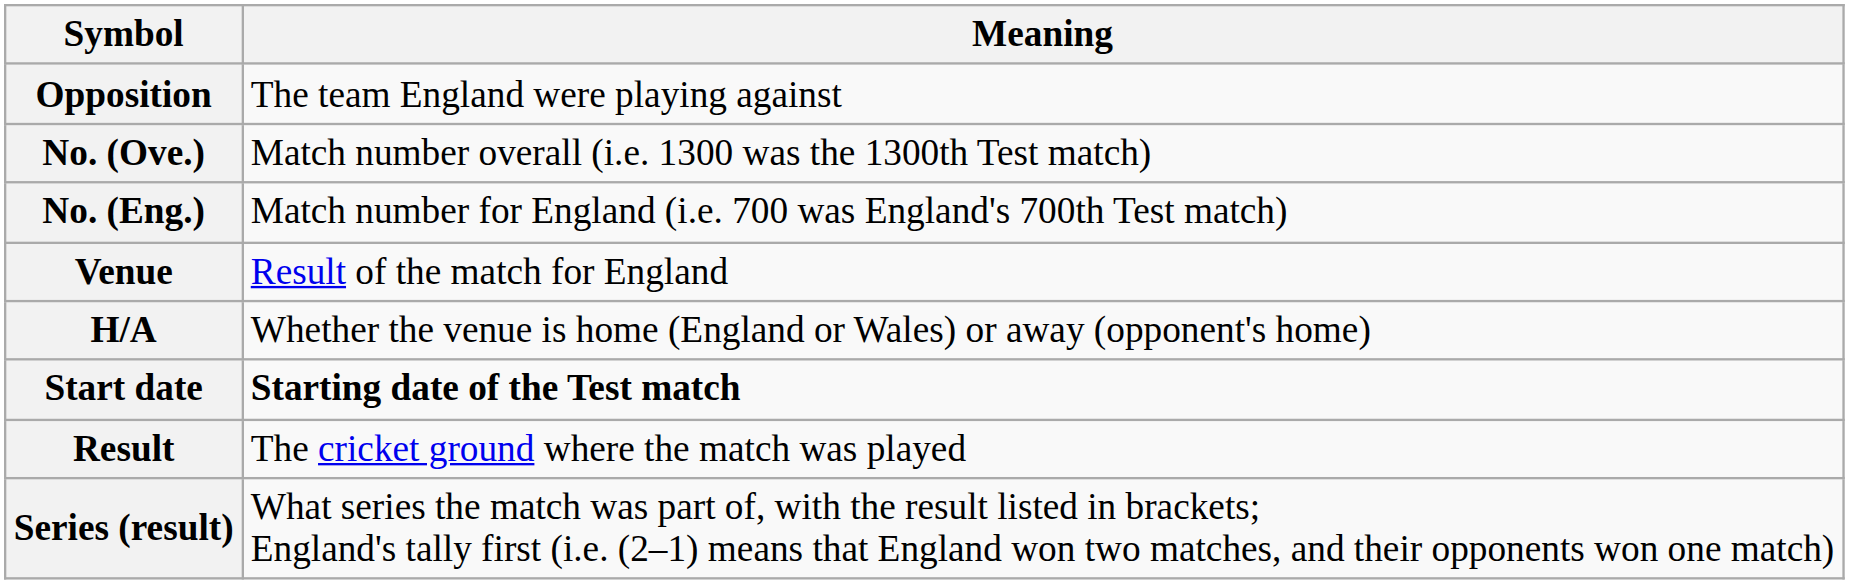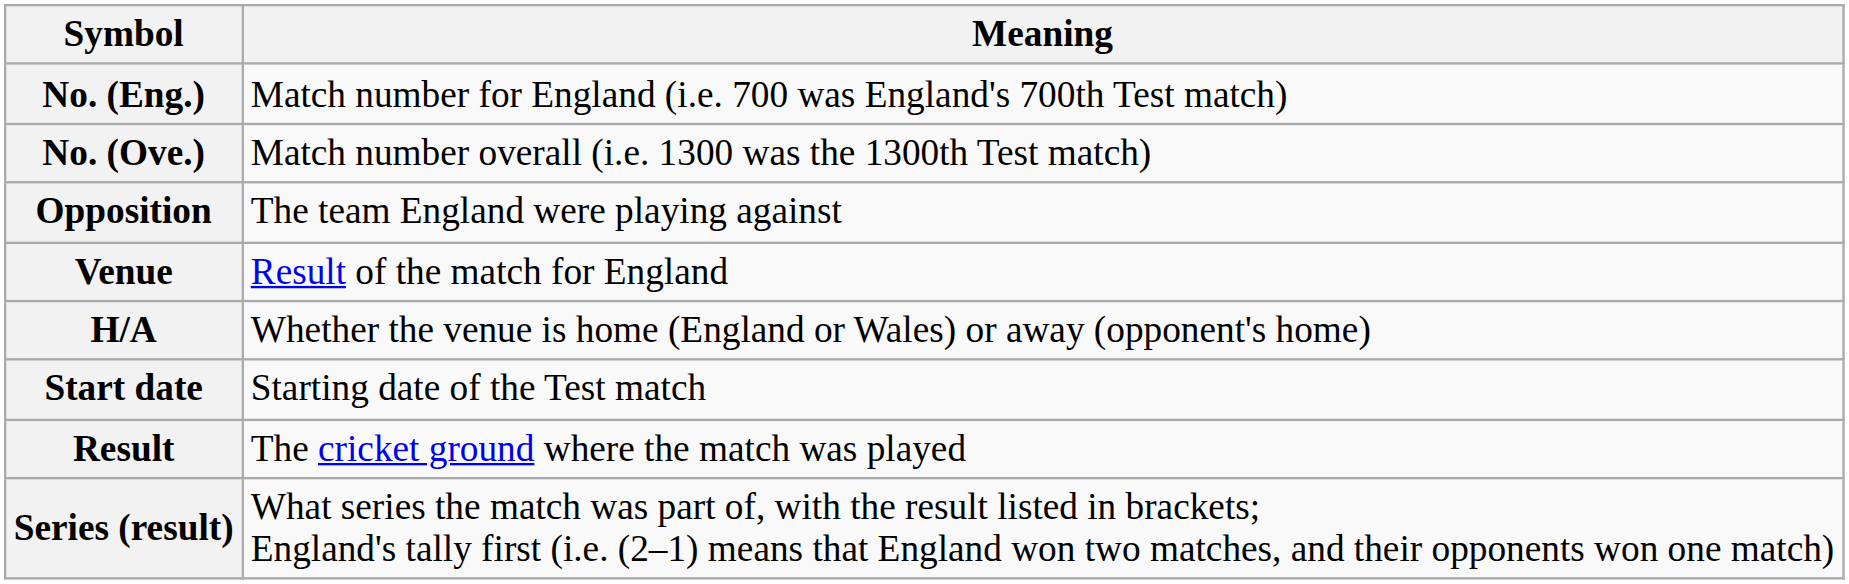rows swapped: (124, 211) <-> (124, 93)
(496, 388) bold -> (478, 388) normal
